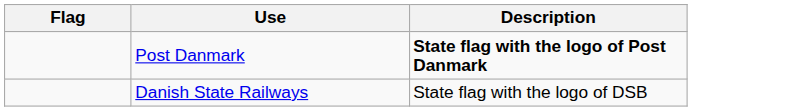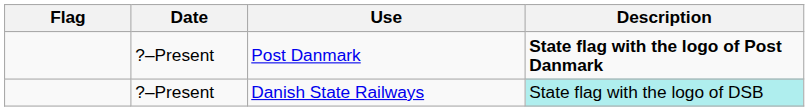+ column: (189, 18)
(530, 92) no background -> (646, 92) paleturquoise background
